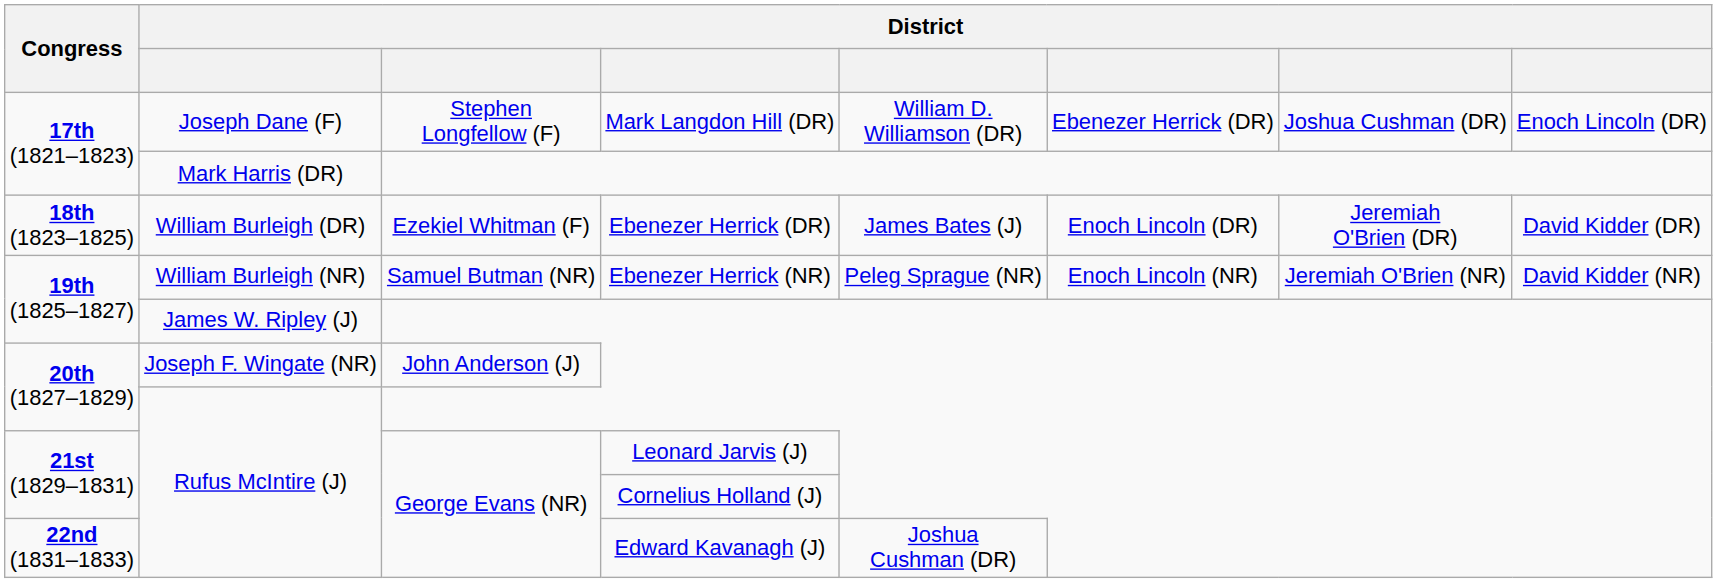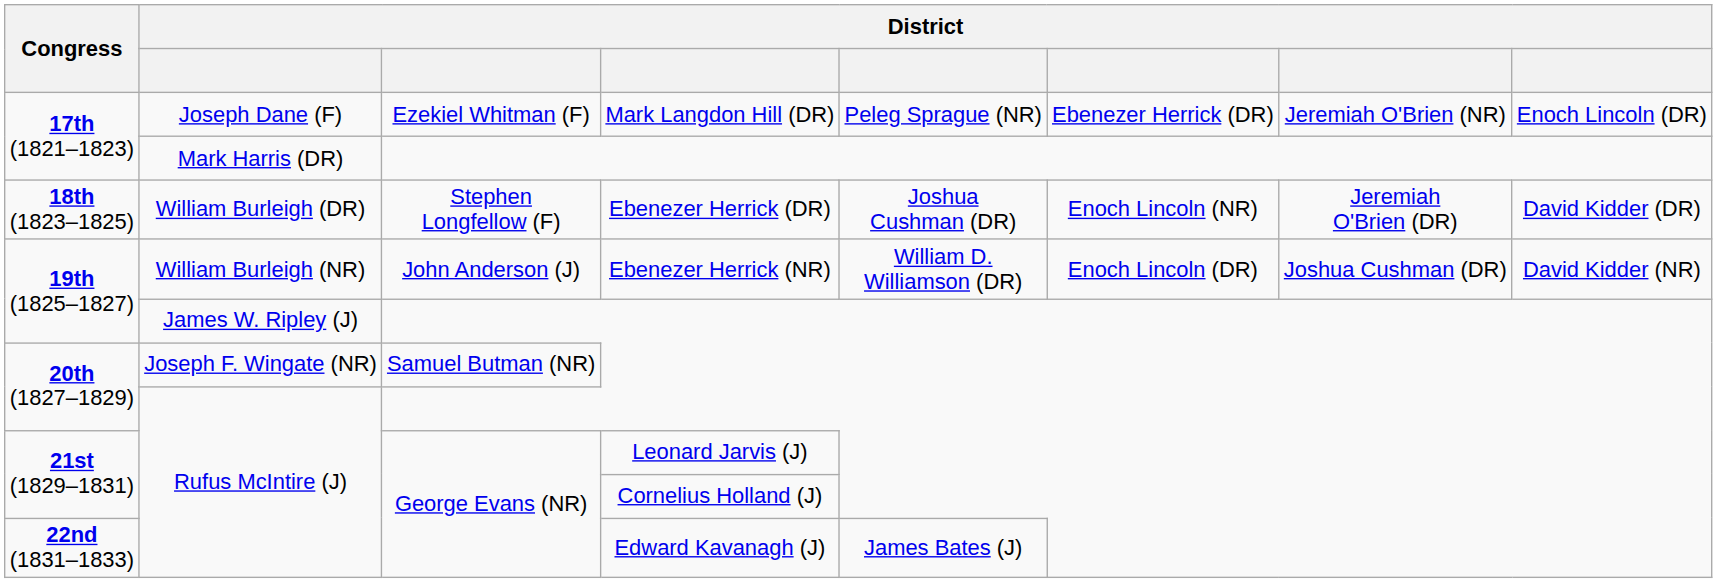(491, 121) Stephen Longfellow (F) -> (491, 114) Ezekiel Whitman (F)
(943, 121) William D. Williamson (DR) -> (943, 114) Peleg Sprague (NR)
(1395, 121) Joshua Cushman (DR) -> (1395, 114) Jeremiah O'Brien (NR)
(491, 225) Ezekiel Whitman (F) -> (491, 209) Stephen Longfellow (F)
(943, 225) James Bates (J) -> (943, 209) Joshua Cushman (DR)
(1163, 225) Enoch Lincoln (DR) -> (1163, 209) Enoch Lincoln (NR)
(491, 276) Samuel Butman (NR) -> (491, 268) John Anderson (J)
(943, 276) Peleg Sprague (NR) -> (943, 268) William D. Williamson (DR)
(1163, 276) Enoch Lincoln (NR) -> (1163, 268) Enoch Lincoln (DR)
(1395, 276) Jeremiah O'Brien (NR) -> (1395, 268) Joshua Cushman (DR)
(491, 364) John Anderson (J) -> (491, 364) Samuel Butman (NR)
(943, 547) Joshua Cushman (DR) -> (943, 547) James Bates (J)
